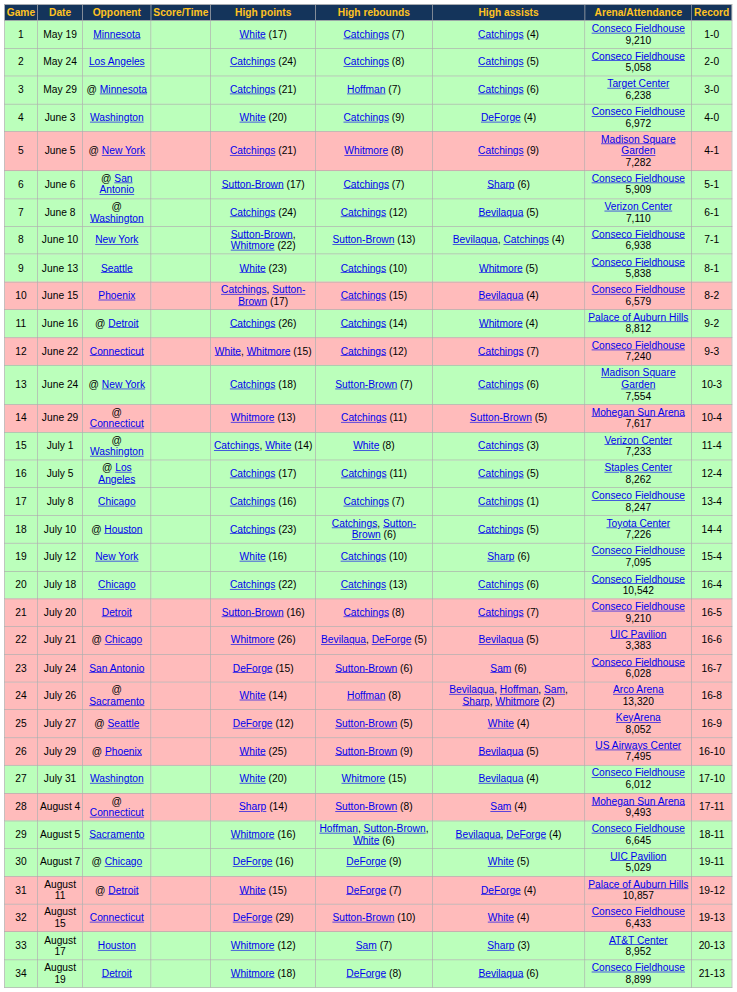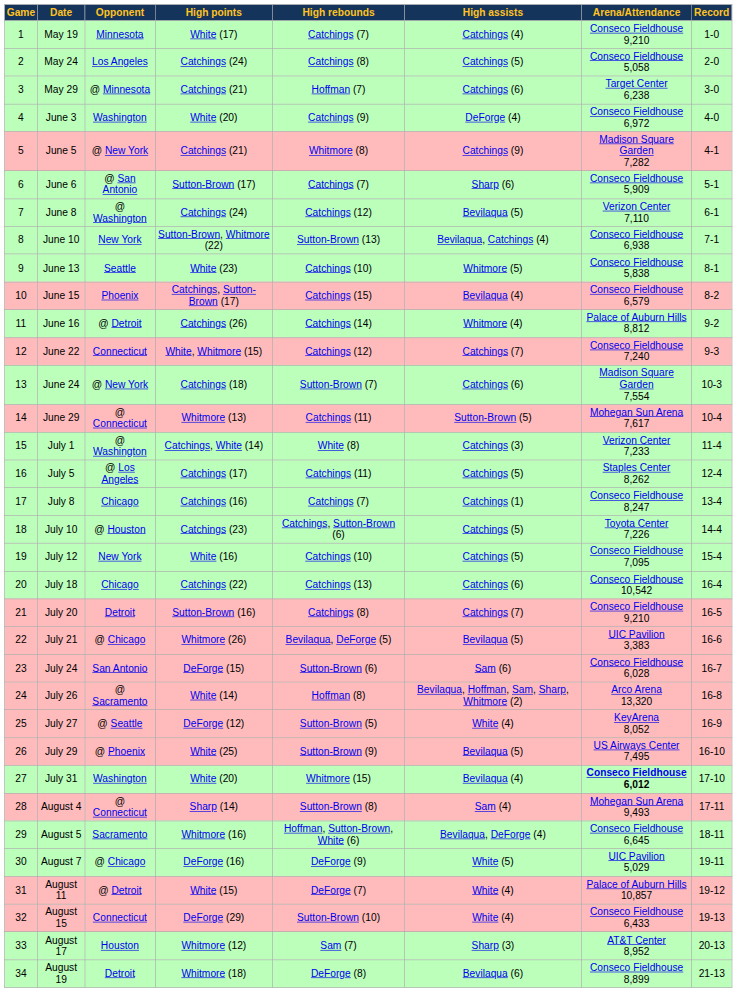- column: (181, 12)
(509, 557) Sharp (6) -> (493, 557) Catchings (5)
(638, 779) normal -> (637, 779) bold
(509, 890) DeForge (4) -> (493, 890) White (4)
